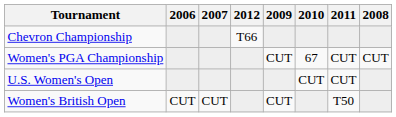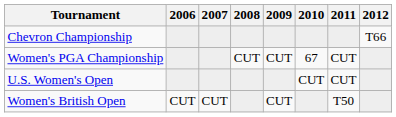columns swapped: (376, 15) <-> (247, 15)
